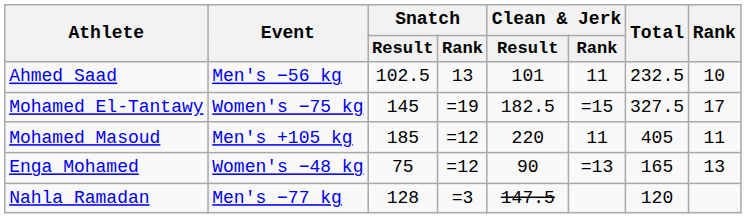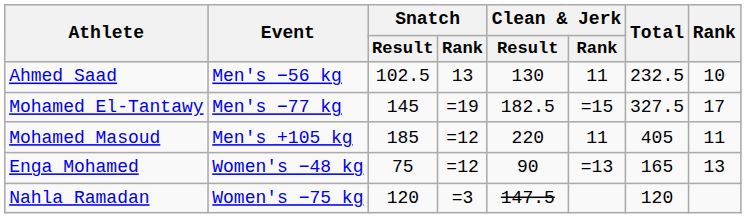(528, 77) 101 -> (528, 77) 130
(288, 107) Women's −75 kg -> (277, 107) Men's −77 kg
(277, 198) Men's −77 kg -> (288, 198) Women's −75 kg
(403, 198) 128 -> (403, 198) 120
